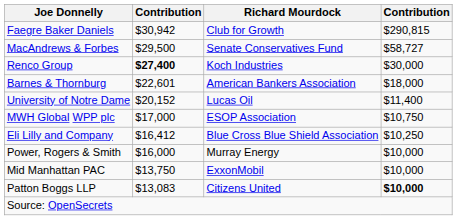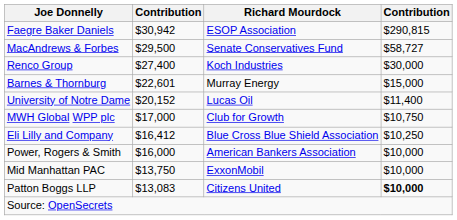(245, 30) Club for Growth -> (251, 30) ESOP Association
(155, 65) bold -> (155, 65) normal
(281, 83) American Bankers Association -> (243, 83) Murray Energy
(403, 83) $18,000 -> (403, 83) $15,000
(251, 118) ESOP Association -> (245, 118) Club for Growth
(243, 153) Murray Energy -> (281, 153) American Bankers Association
